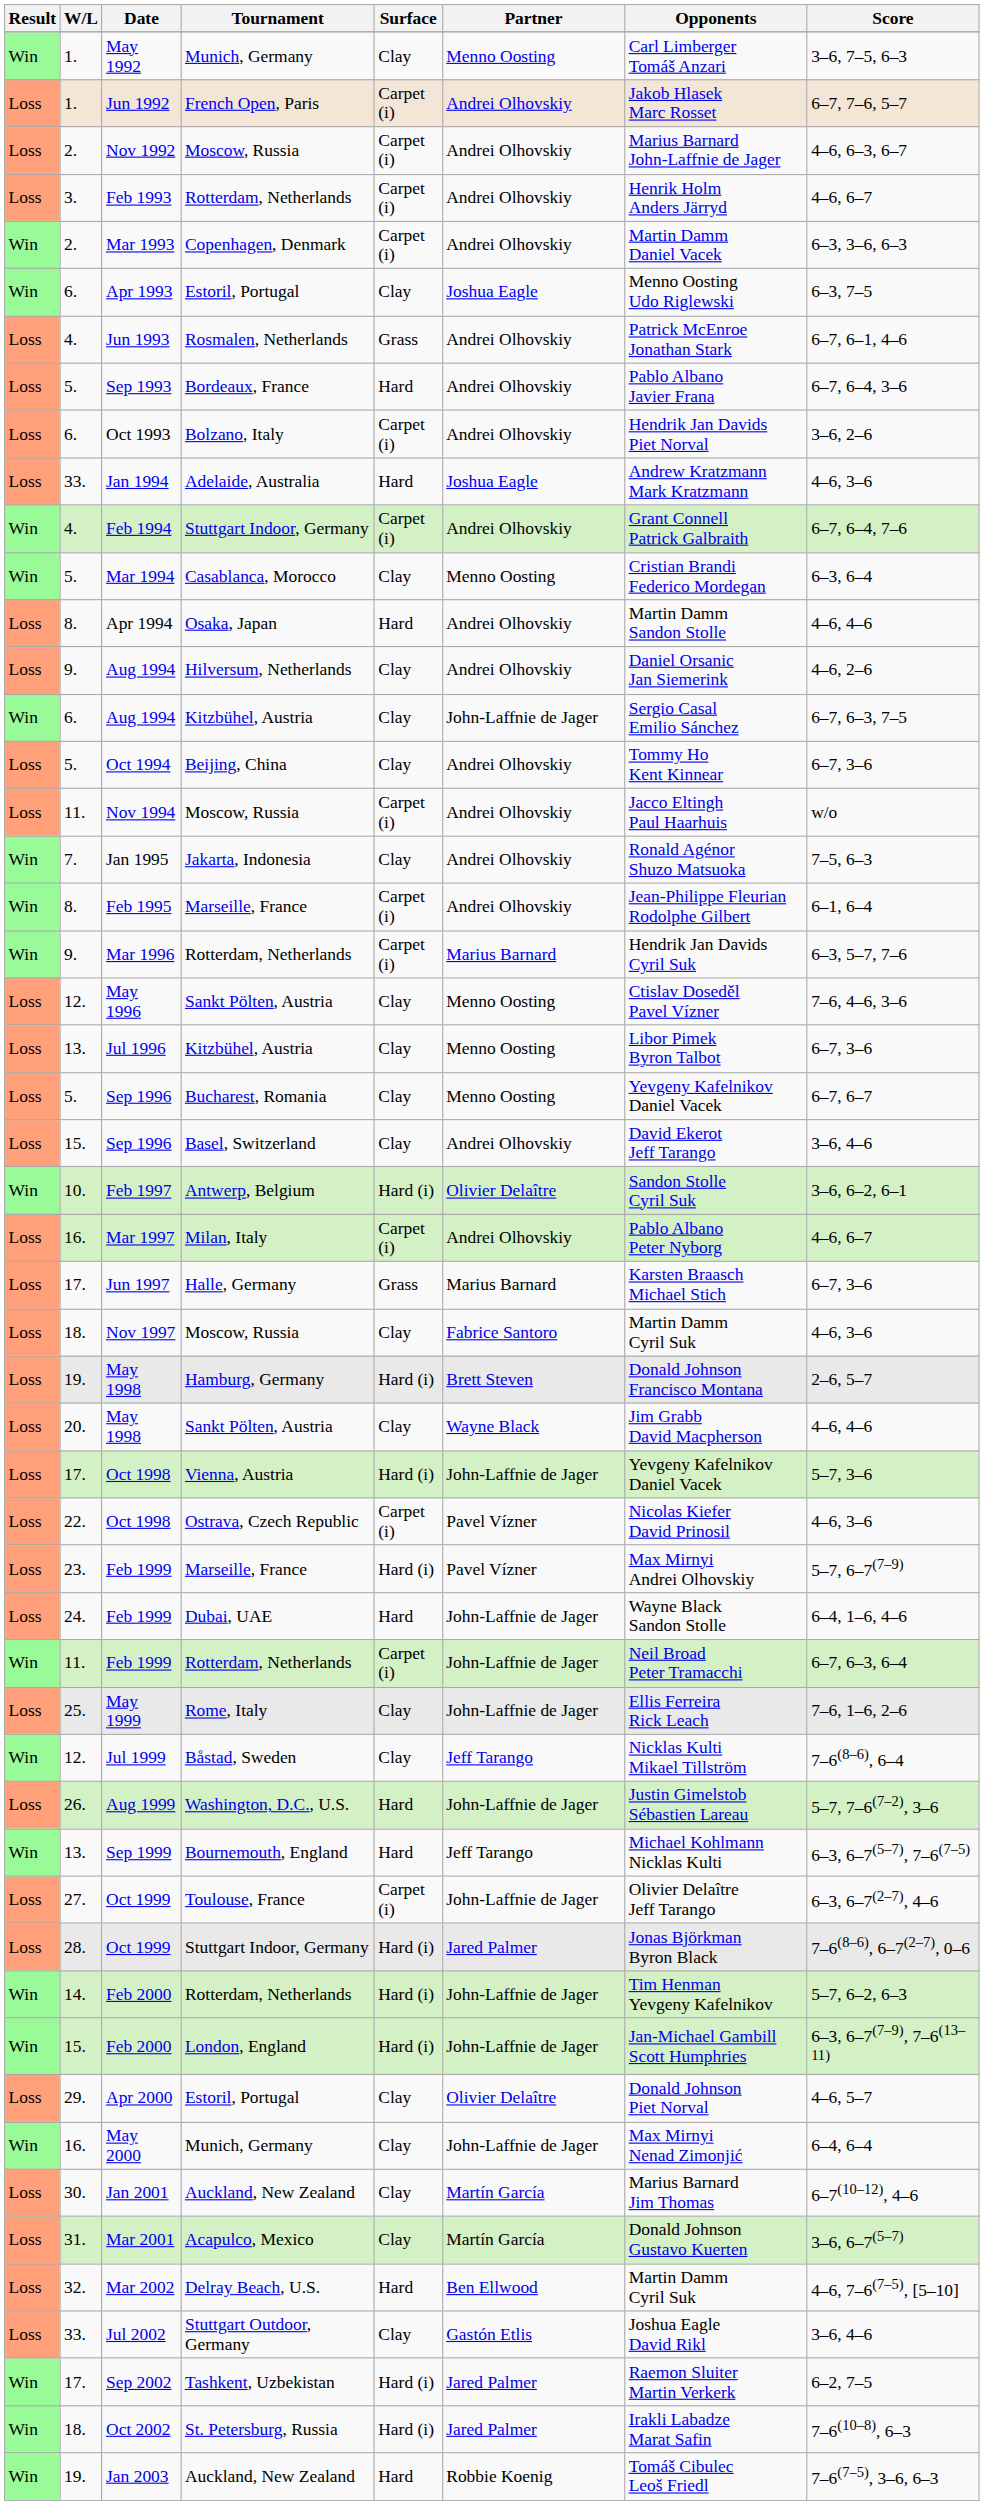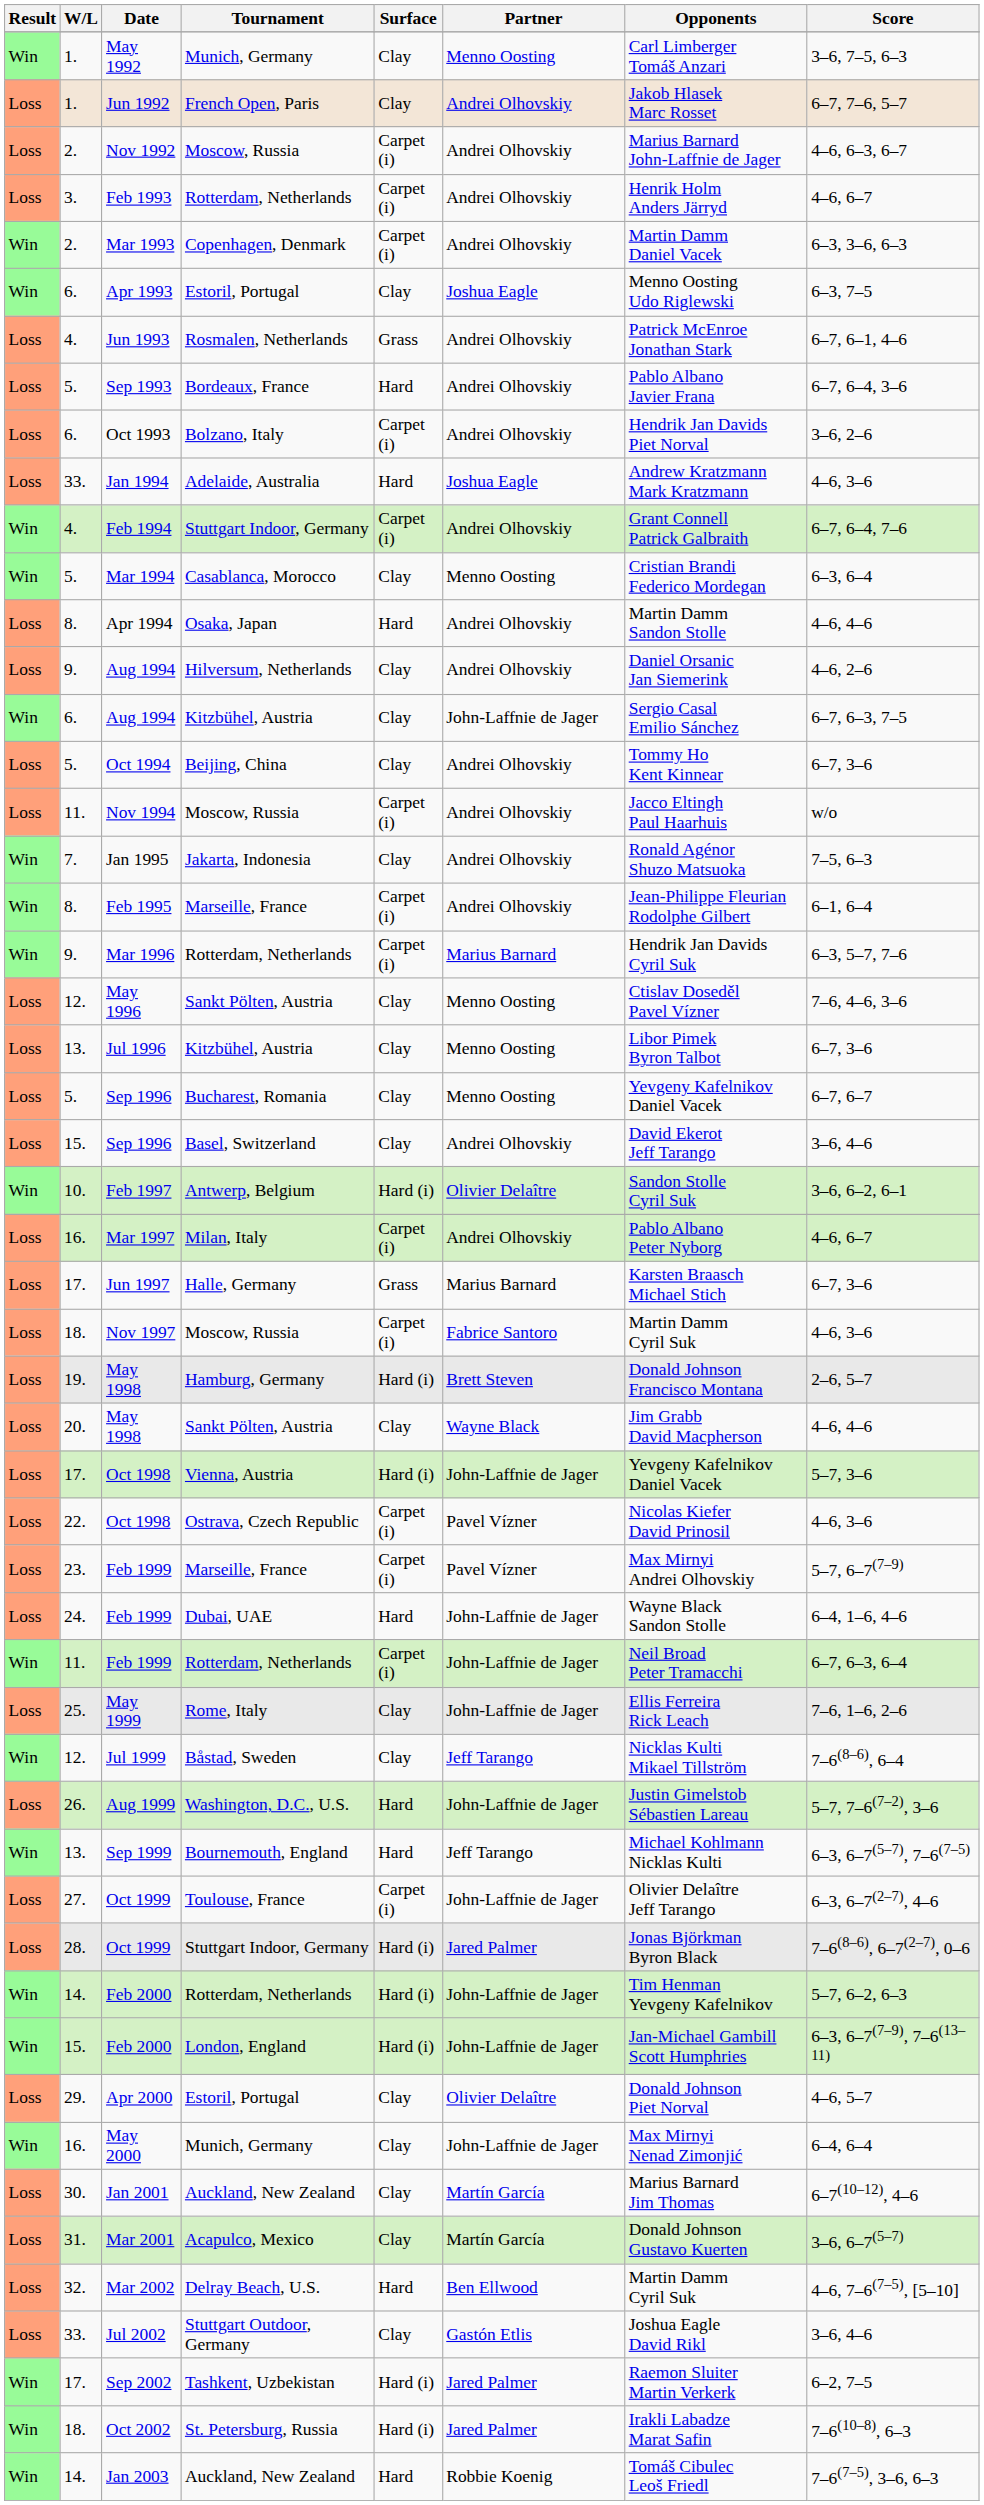(402, 103) Carpet (i) -> (395, 103) Clay
(395, 1332) Clay -> (402, 1332) Carpet (i)
(406, 1568) Hard (i) -> (402, 1568) Carpet (i)
(75, 2476) 19. -> (75, 2476) 14.
